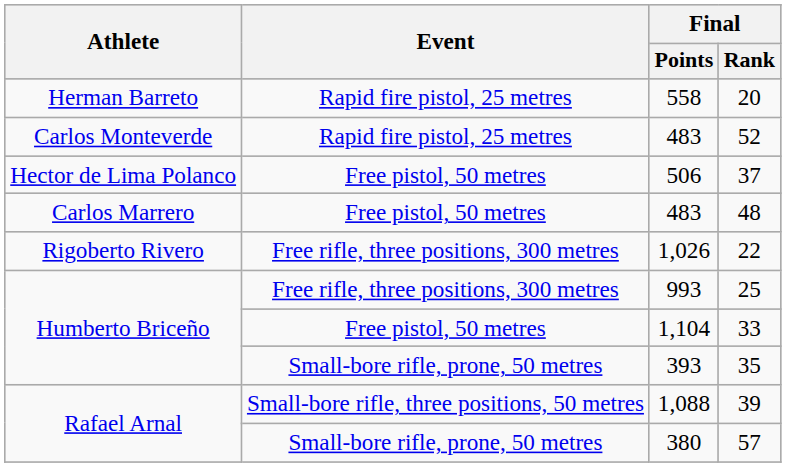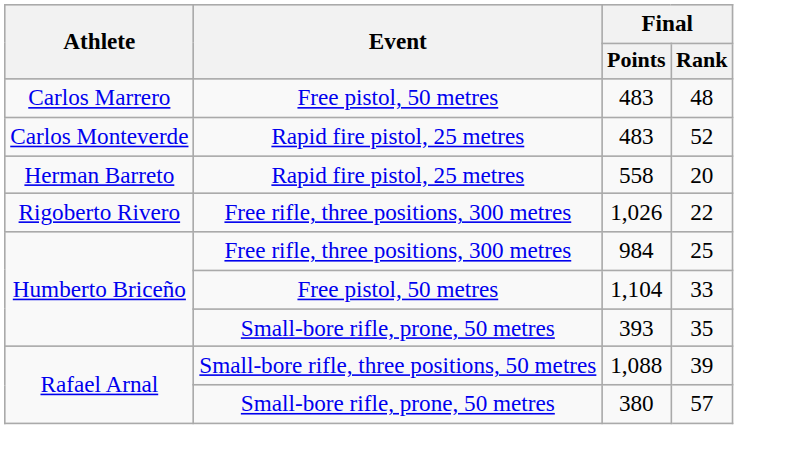rows swapped: (749, 98) <-> (749, 213)
- row: (749, 174)
(684, 289) 993 -> (636, 251) 984
